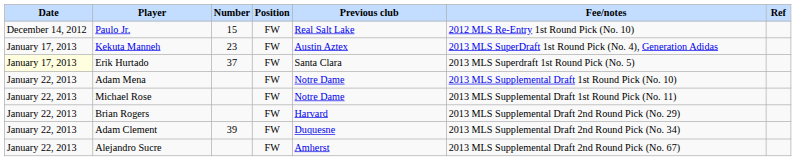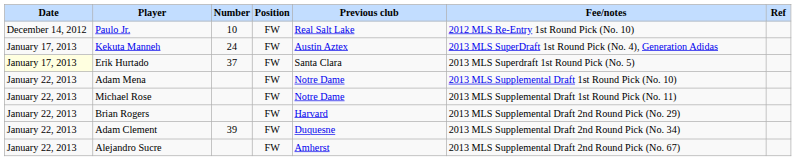(232, 29) 15 -> (232, 29) 10
(232, 46) 23 -> (232, 46) 24
